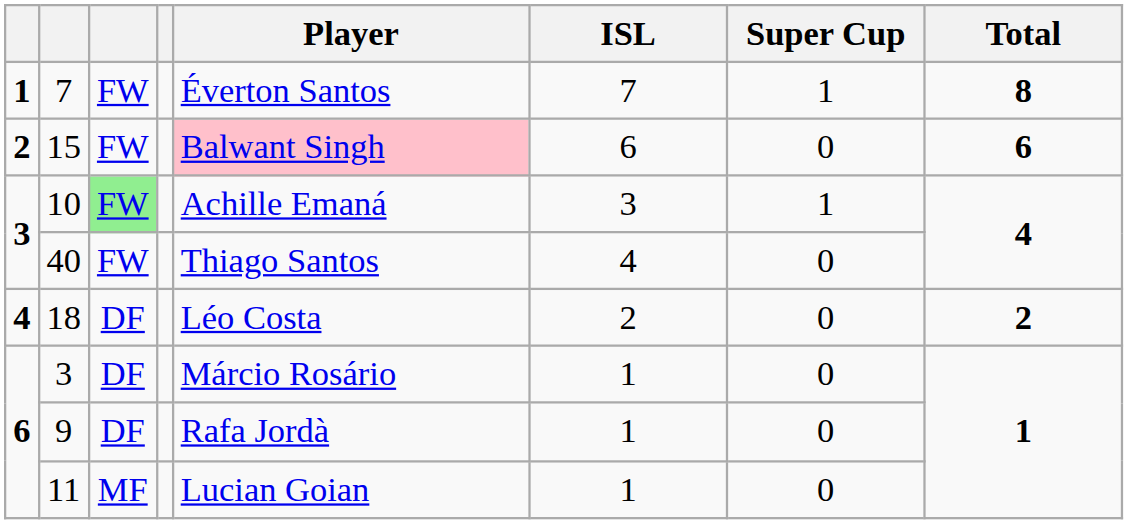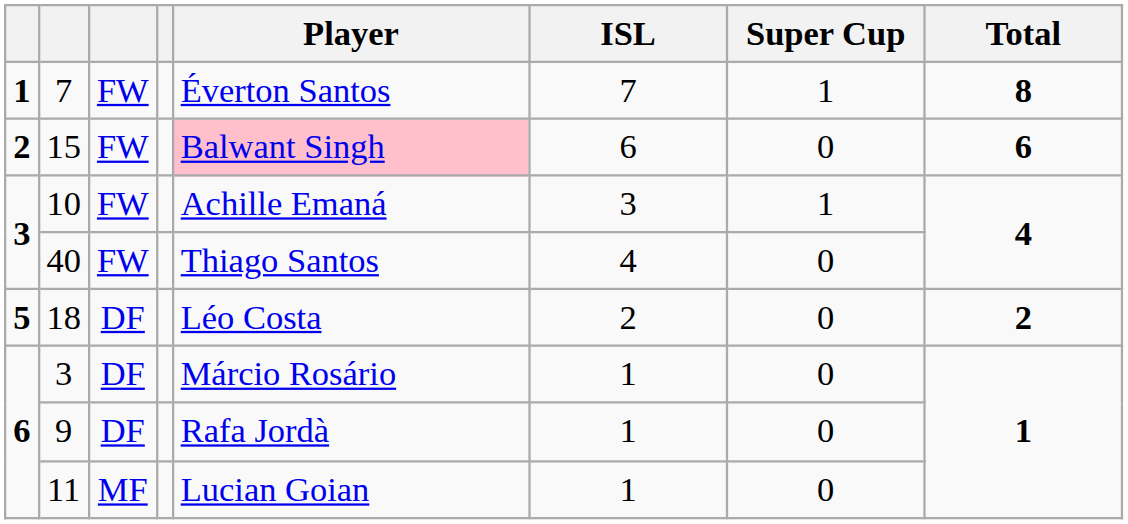(123, 203) lightgreen background -> (123, 203) no background
(22, 317) 4 -> (22, 317) 5
